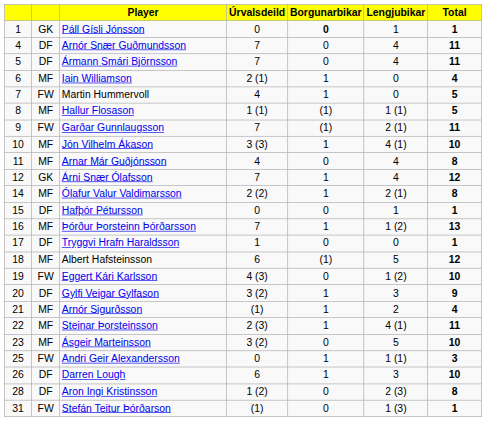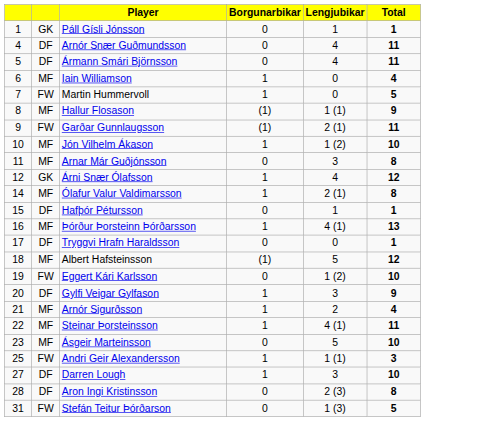- column: (257, 12)
(326, 29) bold -> (265, 29) normal
(455, 111) 5 -> (394, 111) 9
(396, 144) 4 (1) -> (335, 144) 1 (2)
(396, 161) 4 -> (335, 161) 3
(396, 227) 1 (2) -> (335, 227) 4 (1)
(18, 375) 26 -> (18, 375) 27
(455, 408) 1 -> (394, 408) 5
